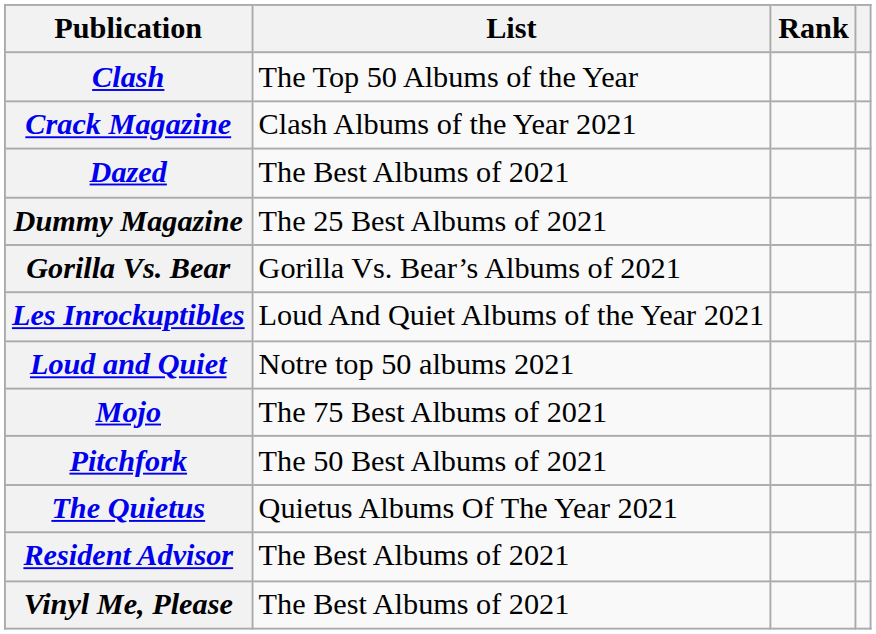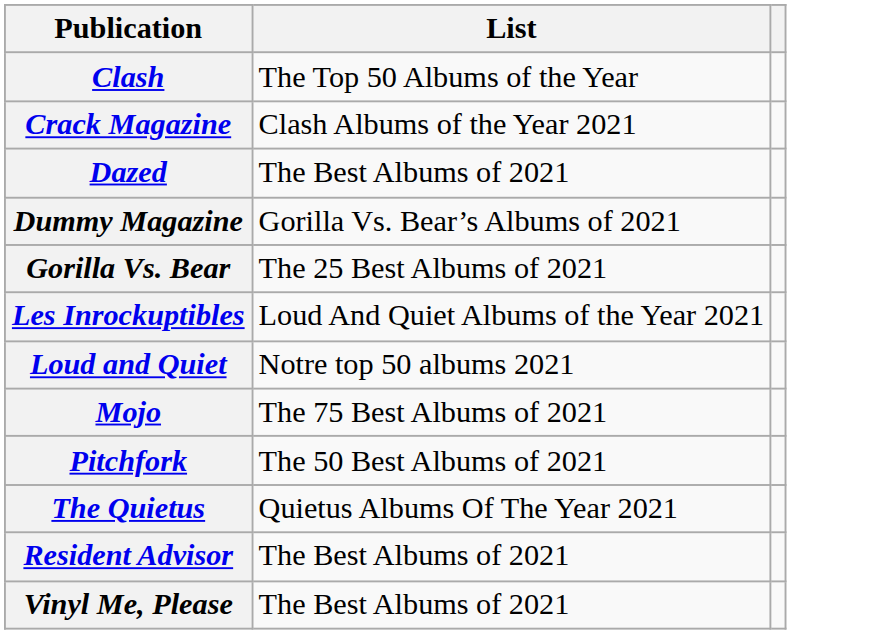- column: (813, 28)
(433, 220) The 25 Best Albums of 2021 -> (470, 220) Gorilla Vs. Bear’s Albums of 2021
(470, 268) Gorilla Vs. Bear’s Albums of 2021 -> (433, 268) The 25 Best Albums of 2021
